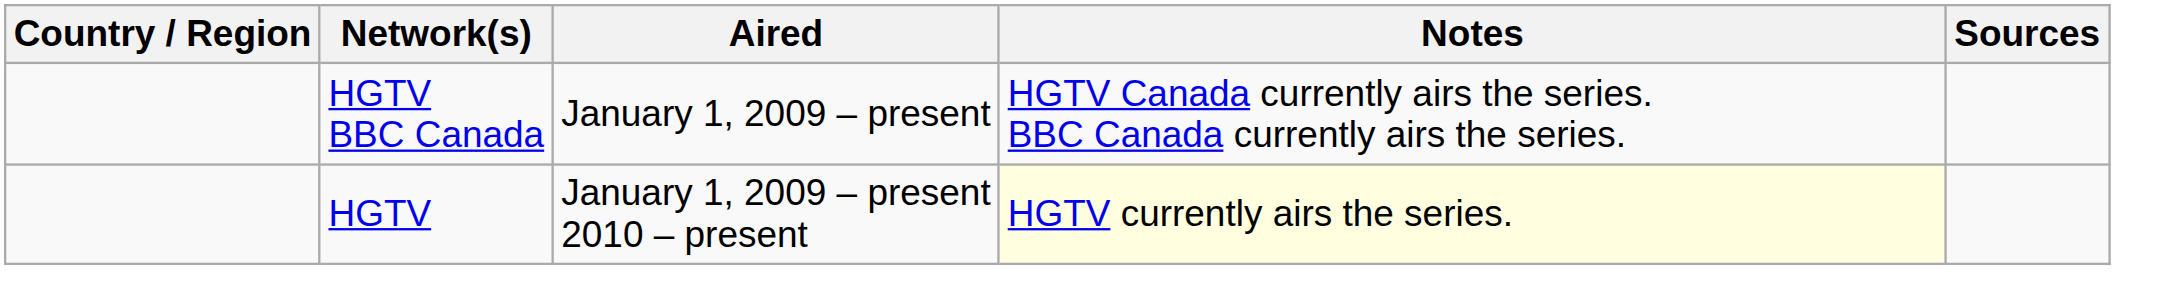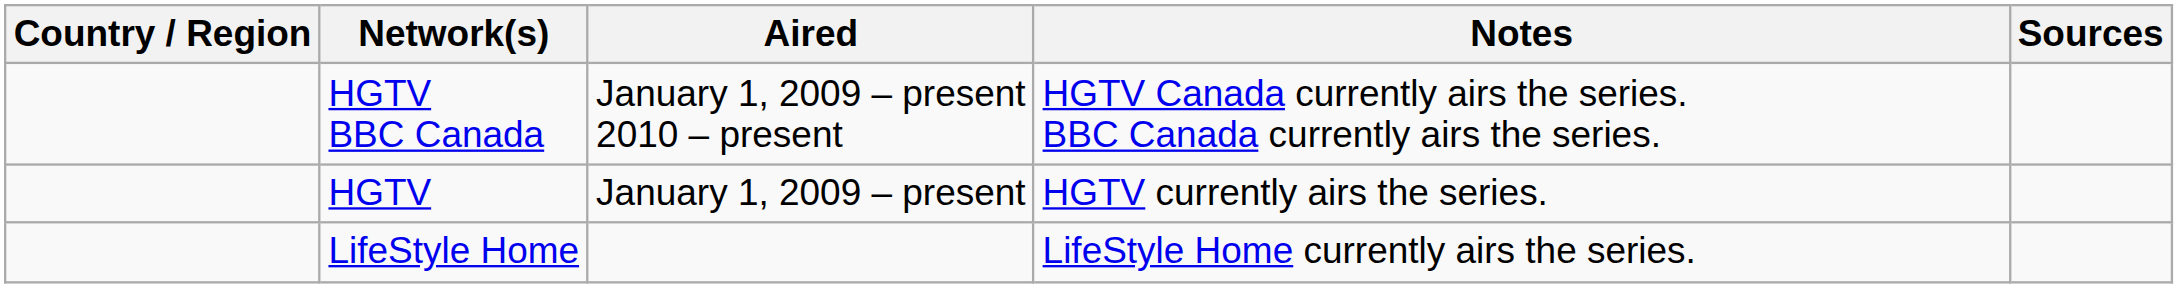(776, 113) January 1, 2009 – present -> (811, 113) January 1, 2009 – present 2010 – present
(776, 213) January 1, 2009 – present 2010 – present -> (811, 192) January 1, 2009 – present
(1260, 213) lightyellow background -> (1295, 192) no background
+ row: (454, 251)
